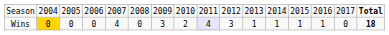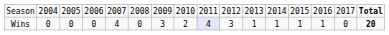(48, 24) gold background -> (48, 24) no background
(371, 24) 18 -> (371, 24) 20
